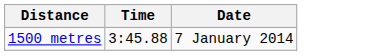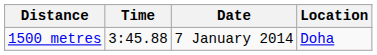+ column: (334, 16)
